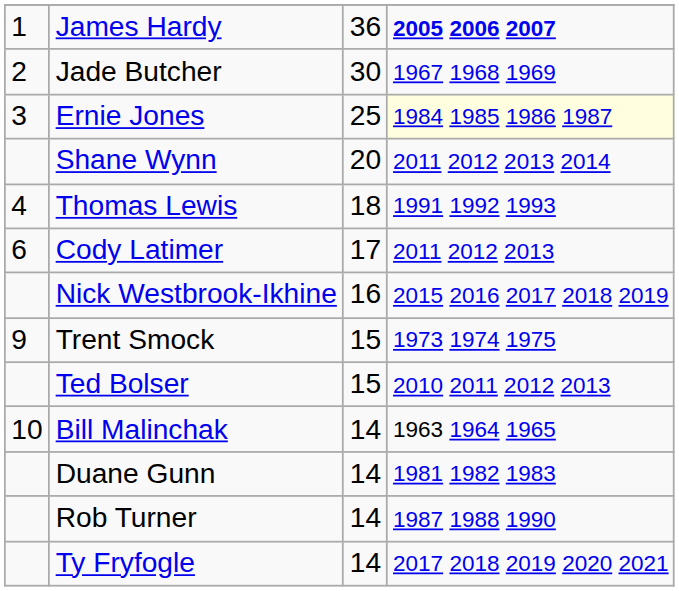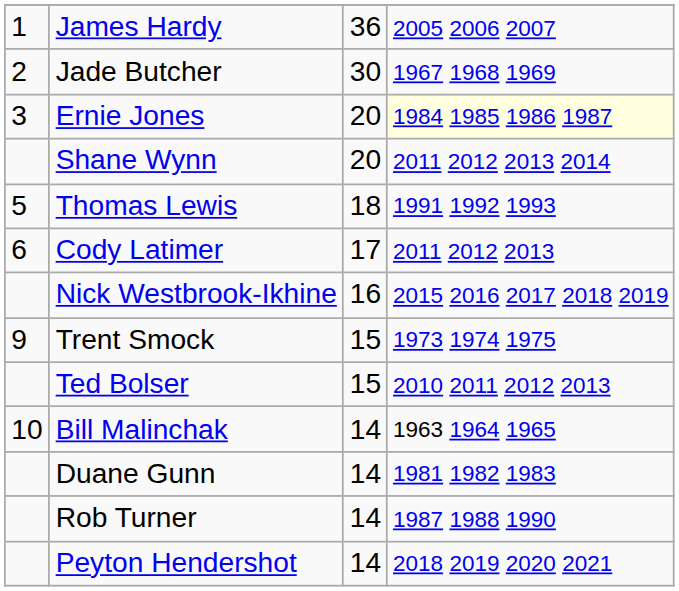(474, 27) bold -> (474, 27) normal
(366, 116) 25 -> (366, 116) 20
(19, 205) 4 -> (19, 205) 5
- row: (125, 562)
+ row: (176, 562)
